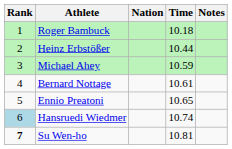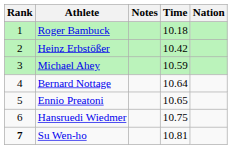columns swapped: (147, 13) <-> (212, 13)
(181, 48) 10.44 -> (175, 48) 10.42
(181, 83) 10.61 -> (175, 83) 10.64
(20, 118) lightblue background -> (20, 118) no background
(181, 118) 10.74 -> (175, 118) 10.75
